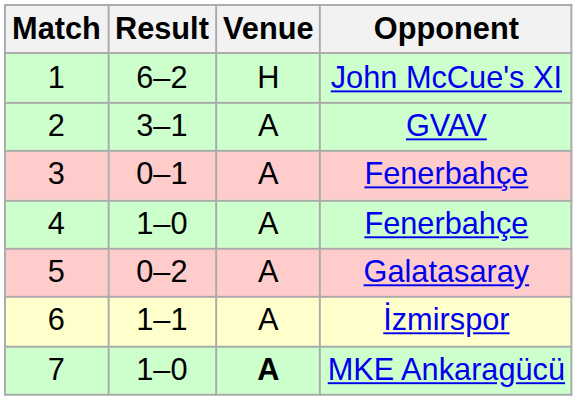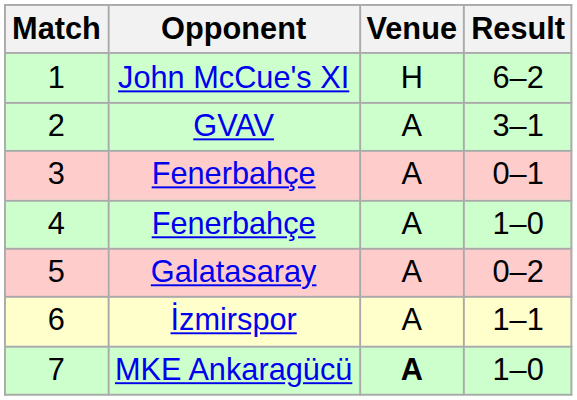columns swapped: (446, 28) <-> (162, 28)
